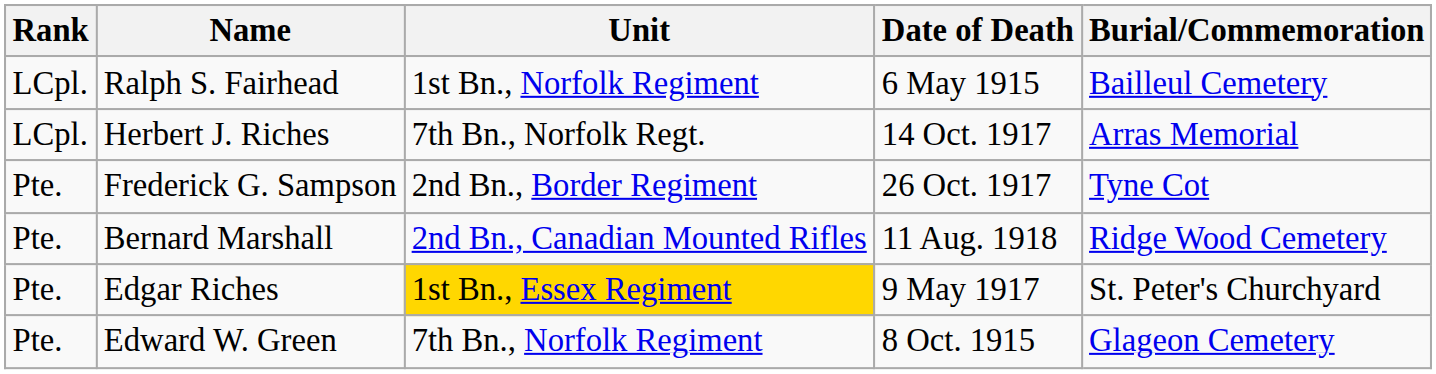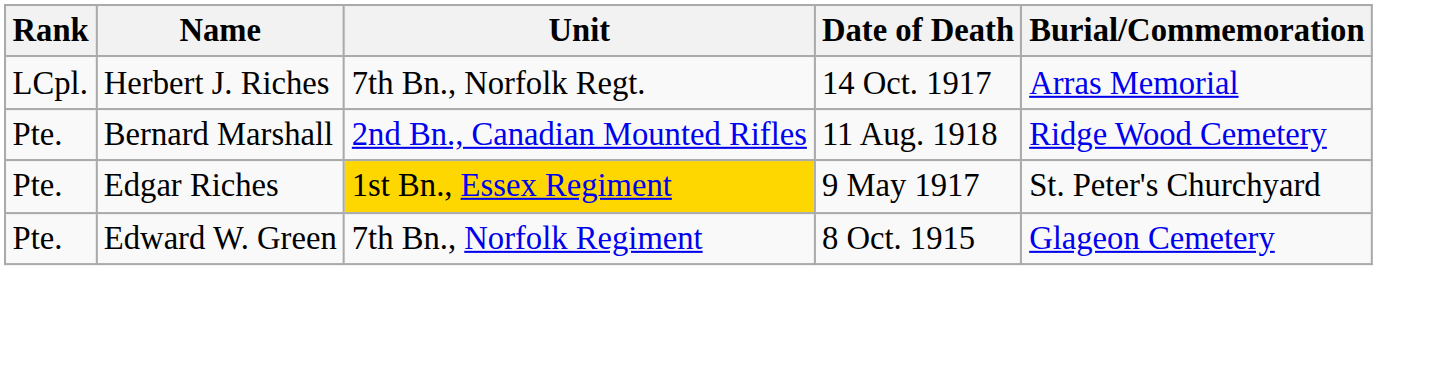- row: (221, 82)
- row: (250, 185)
